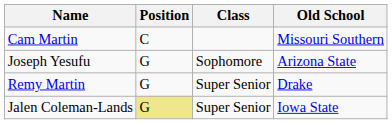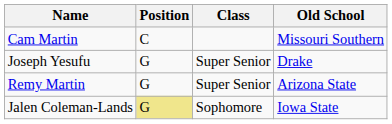(229, 61) Sophomore -> (233, 61) Super Senior
(317, 61) Arizona State -> (295, 61) Drake
(295, 84) Drake -> (317, 84) Arizona State
(233, 107) Super Senior -> (229, 107) Sophomore
